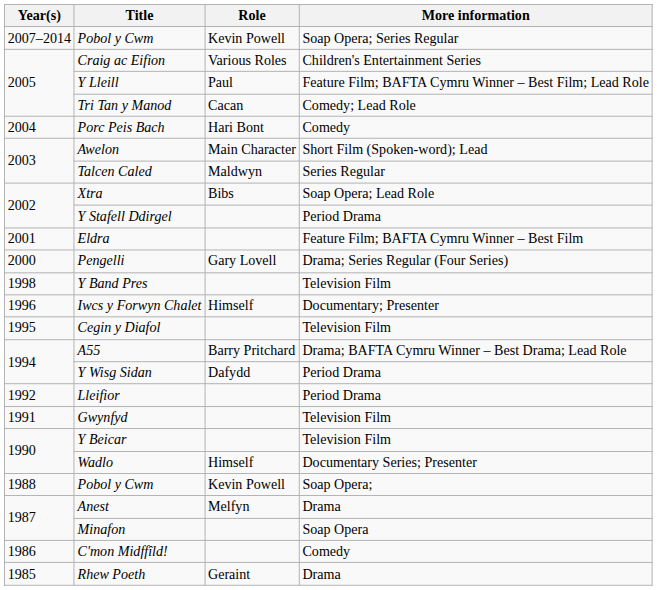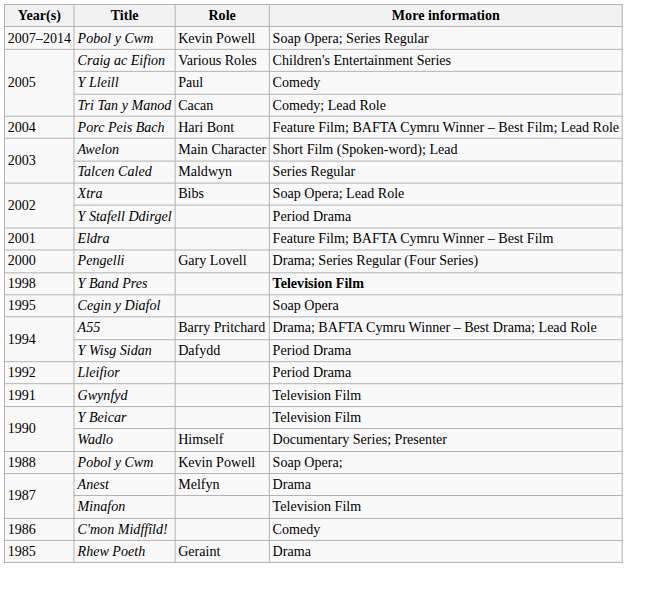(476, 82) Feature Film; BAFTA Cymru Winner – Best Film; Lead Role -> (296, 82) Comedy
(326, 127) Comedy -> (446, 127) Feature Film; BAFTA Cymru Winner – Best Film; Lead Role
(347, 283) normal -> (318, 283) bold
- row: (22, 305)
(347, 328) Television Film -> (306, 305) Soap Opera
(335, 529) Soap Opera -> (317, 506) Television Film
